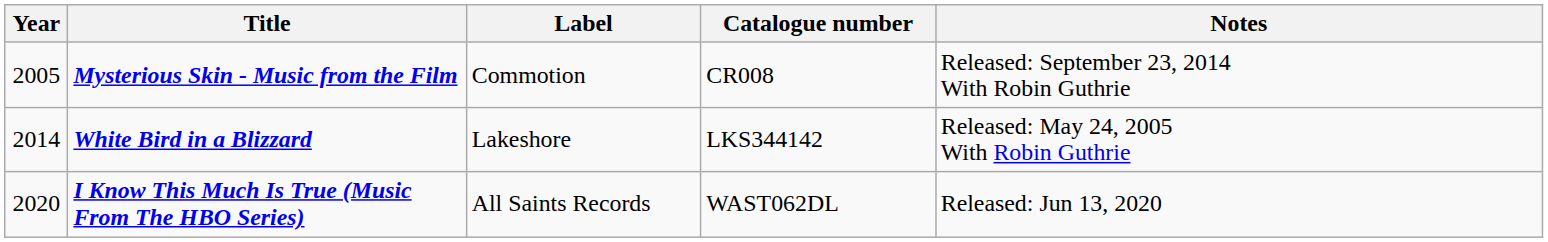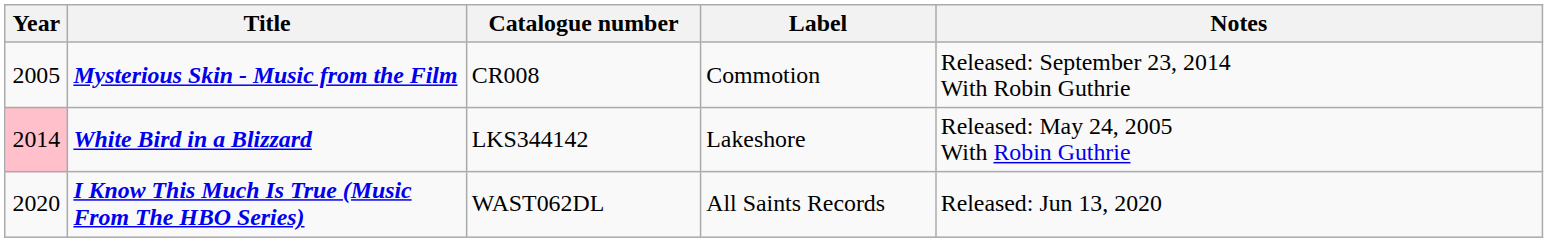columns swapped: (584, 23) <-> (818, 23)
(36, 139) no background -> (36, 139) pink background
